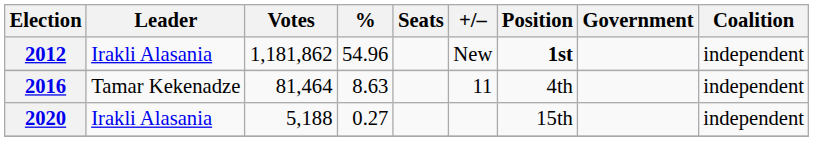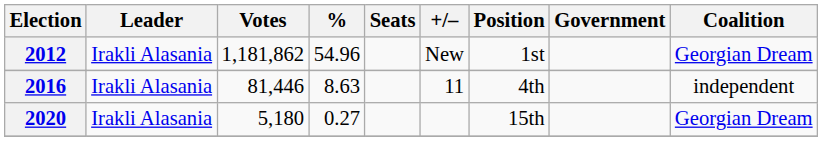(560, 53) bold -> (533, 53) normal
(754, 53) independent -> (744, 53) Georgian Dream
(166, 86) Tamar Kekenadze -> (152, 86) Irakli Alasania
(304, 86) 81,464 -> (276, 86) 81,446
(309, 119) 5,188 -> (281, 119) 5,180
(754, 119) independent -> (744, 119) Georgian Dream
